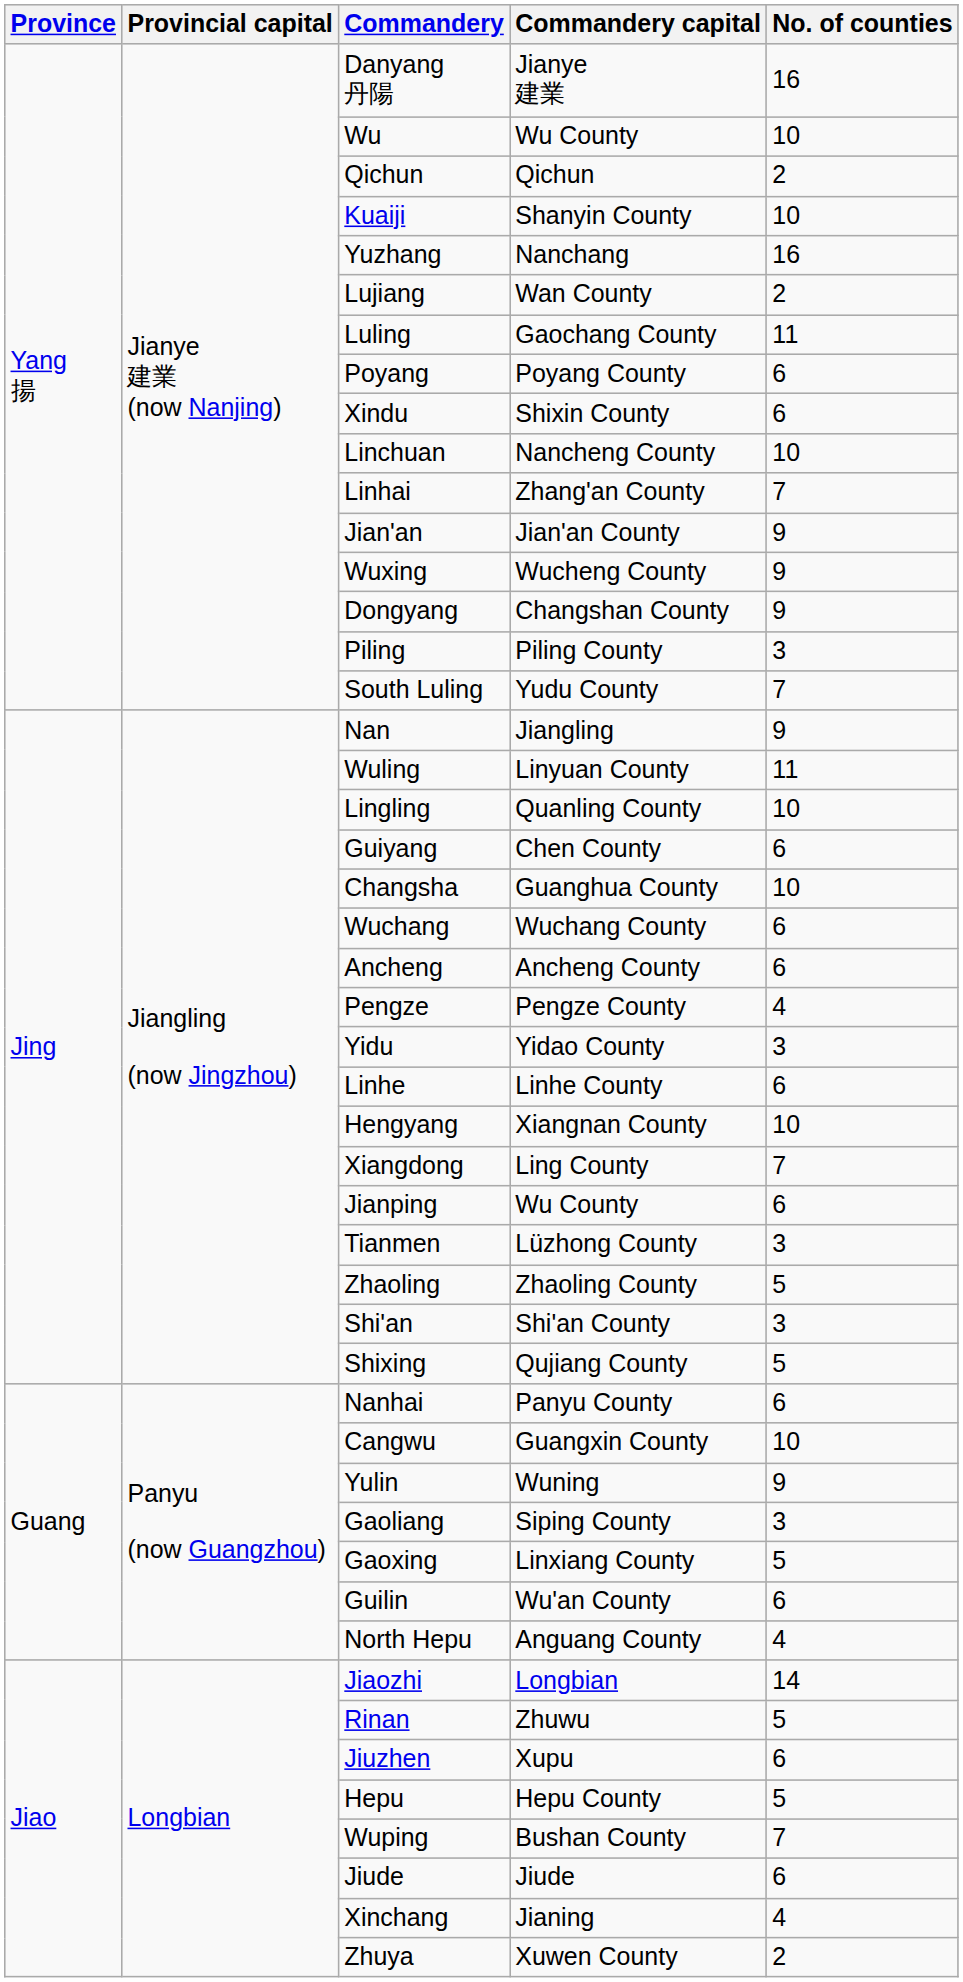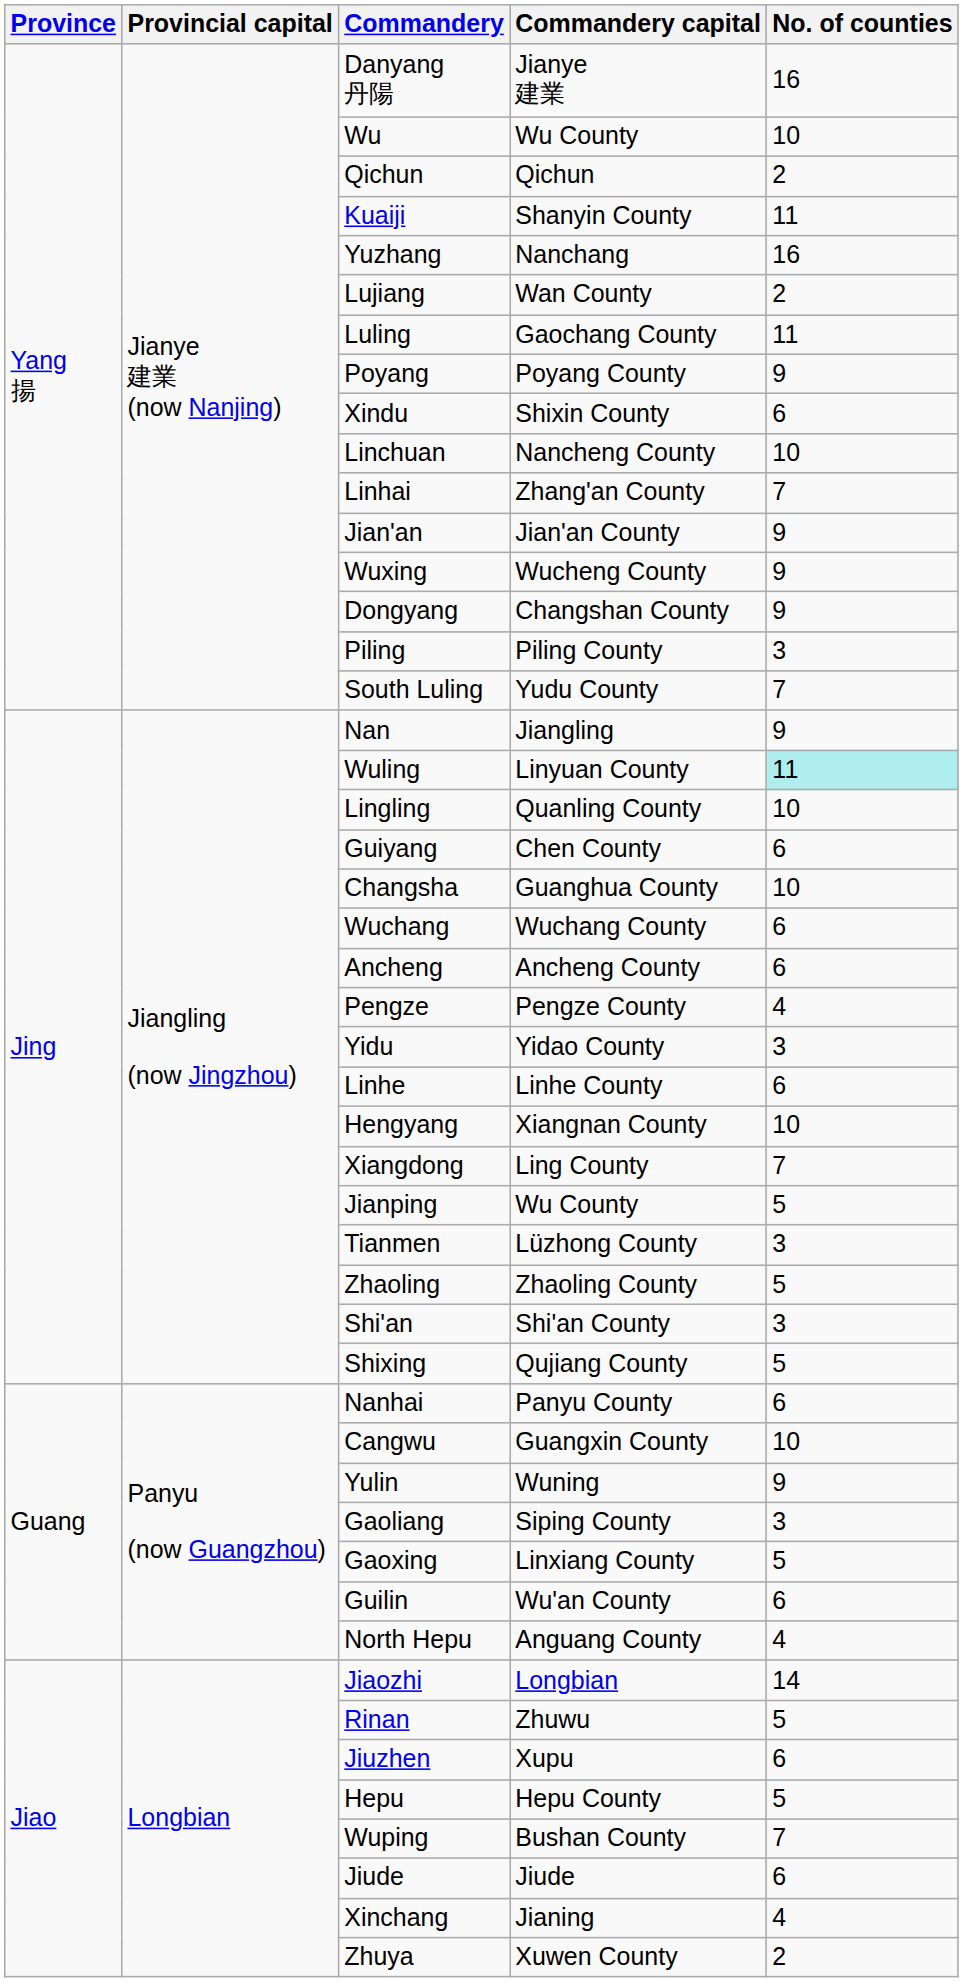(786, 215) 10 -> (785, 215) 11
(779, 373) 6 -> (779, 373) 9
(785, 769) no background -> (785, 769) paleturquoise background
(779, 1205) 6 -> (779, 1205) 5
